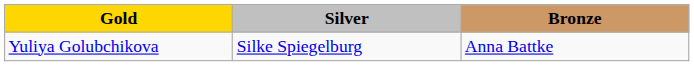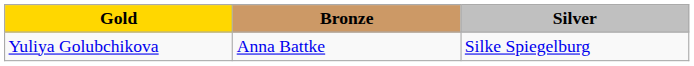columns swapped: (347, 18) <-> (575, 18)
